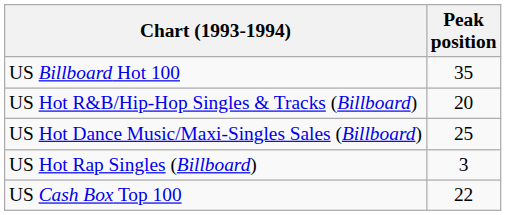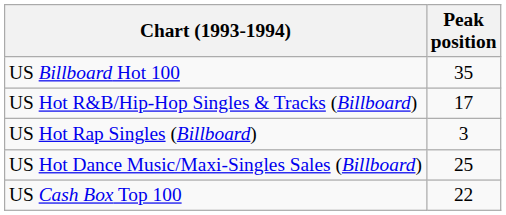(464, 103) 20 -> (464, 103) 17
rows swapped: (133, 164) <-> (215, 133)
